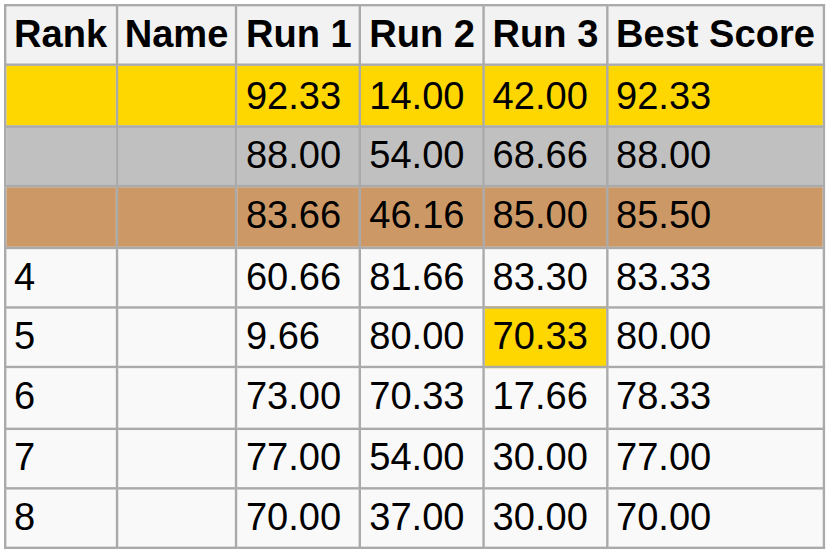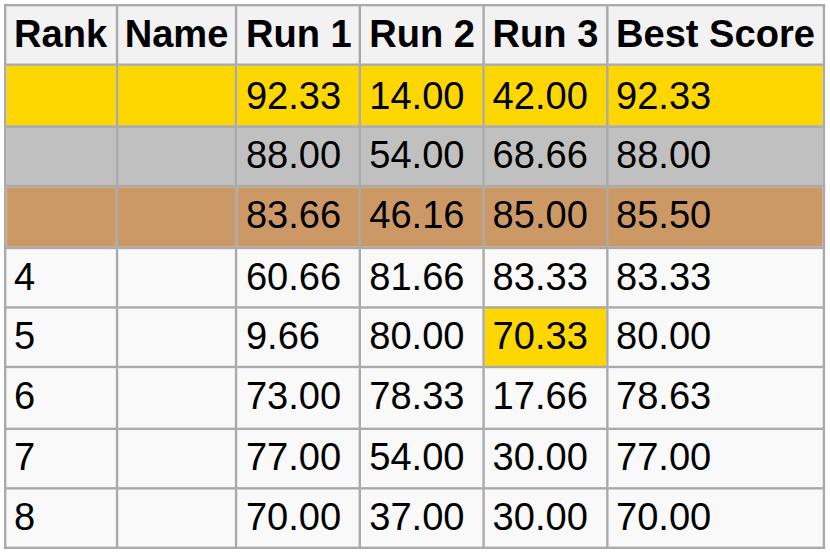(540, 276) 83.30 -> (540, 276) 83.33
(417, 397) 70.33 -> (417, 397) 78.33
(664, 397) 78.33 -> (664, 397) 78.63
